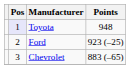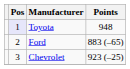(106, 42) 923 (–25) -> (106, 42) 883 (–65)
(106, 57) 883 (–65) -> (106, 57) 923 (–25)
